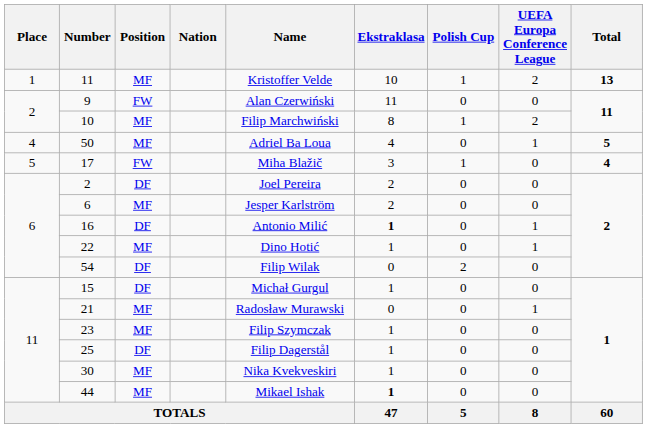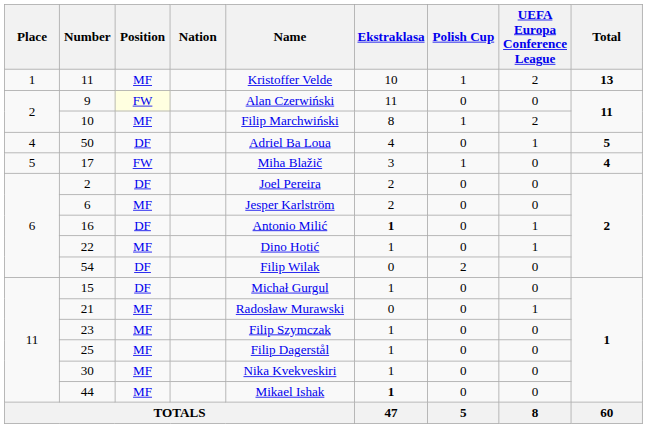(143, 100) no background -> (143, 100) lightyellow background
(143, 142) MF -> (143, 142) DF
(143, 350) DF -> (143, 350) MF
